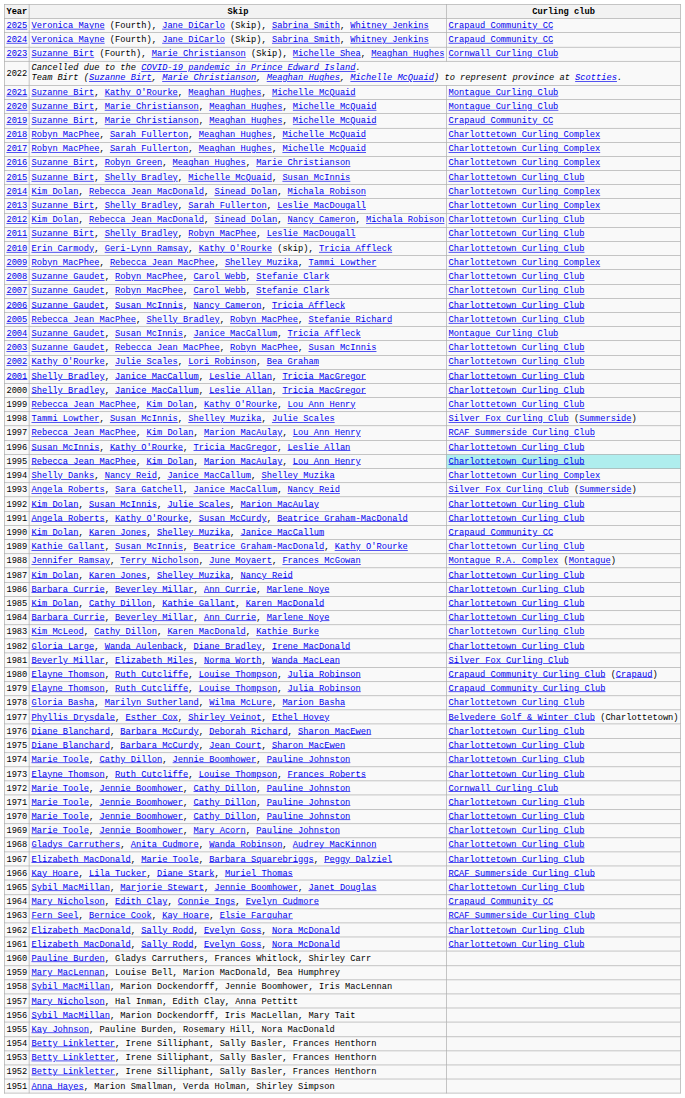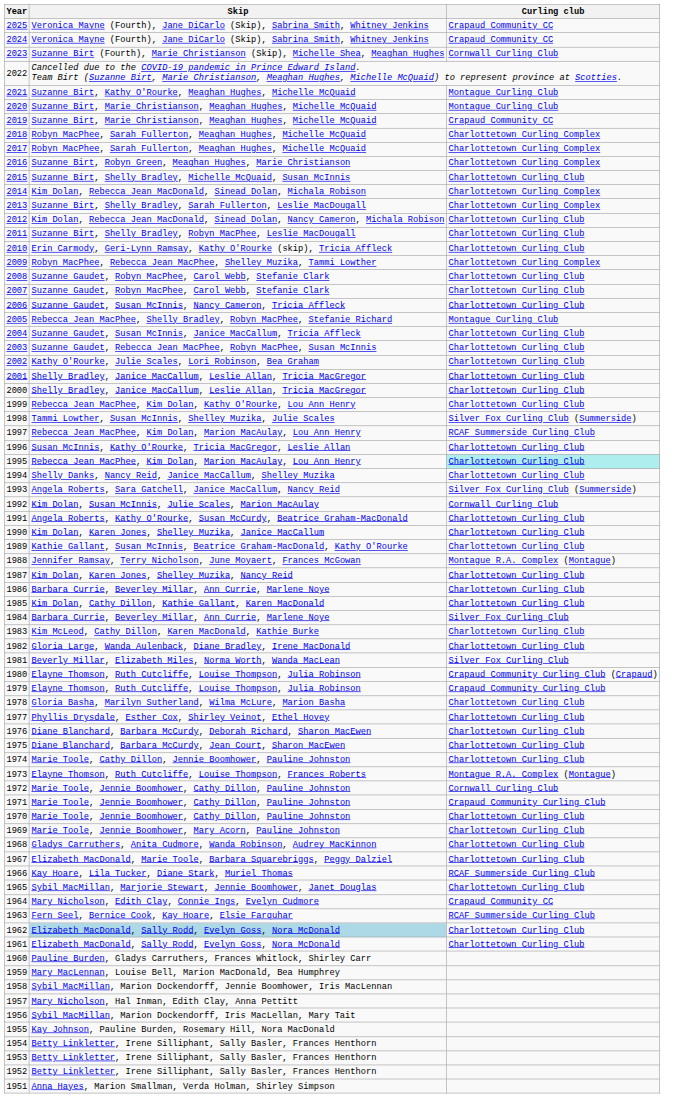(517, 320) Charlottetown Curling Club -> (503, 320) Montague Curling Club
(503, 334) Montague Curling Club -> (517, 334) Charlottetown Curling Club
(524, 476) Charlottetown Curling Complex -> (517, 476) Charlottetown Curling Club
(517, 504) Charlottetown Curling Club -> (503, 504) Cornwall Curling Club
(501, 533) Crapaud Community CC -> (517, 533) Charlottetown Curling Club
(517, 618) Charlottetown Curling Club -> (509, 618) Silver Fox Curling Club
(564, 717) Belvedere Golf & Winter Club (Charlottetown) -> (517, 717) Charlottetown Curling Club
(517, 774) Charlottetown Curling Club -> (532, 774) Montague R.A. Complex (Montague)
(517, 802) Charlottetown Curling Club -> (527, 802) Crapaud Community Curling Club
(186, 930) no background -> (186, 930) lightblue background
